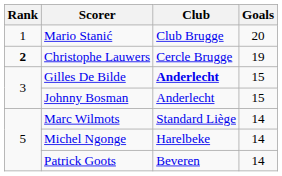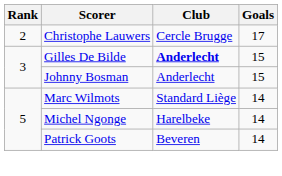- row: (78, 35)
(23, 56) bold -> (23, 35) normal
(258, 56) 19 -> (258, 35) 17
